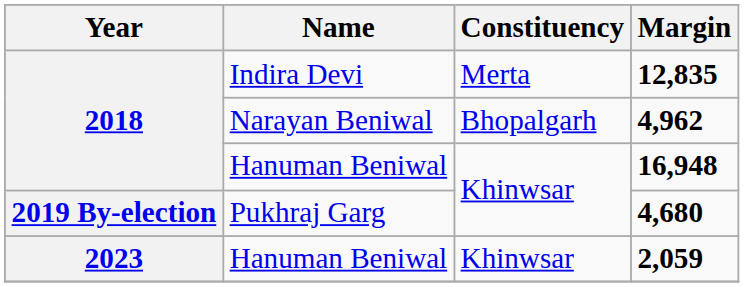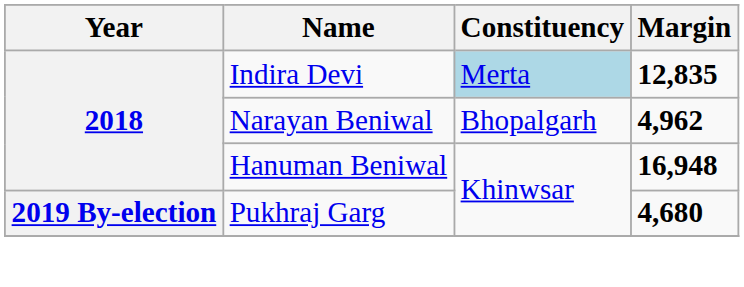(495, 73) no background -> (495, 73) lightblue background
- row: (670, 258)
